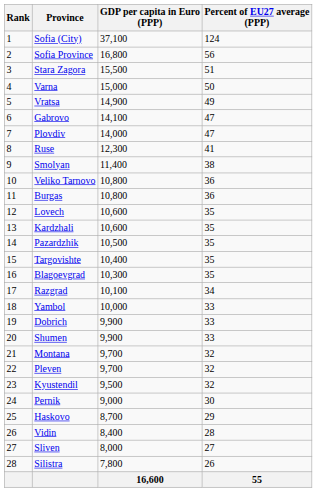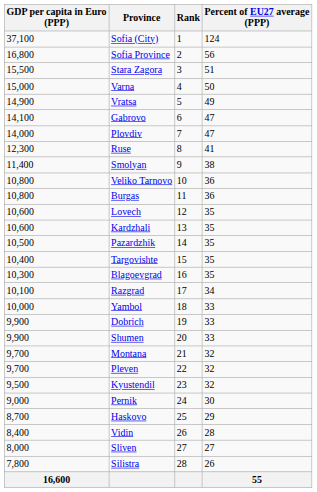columns swapped: (18, 17) <-> (150, 17)
